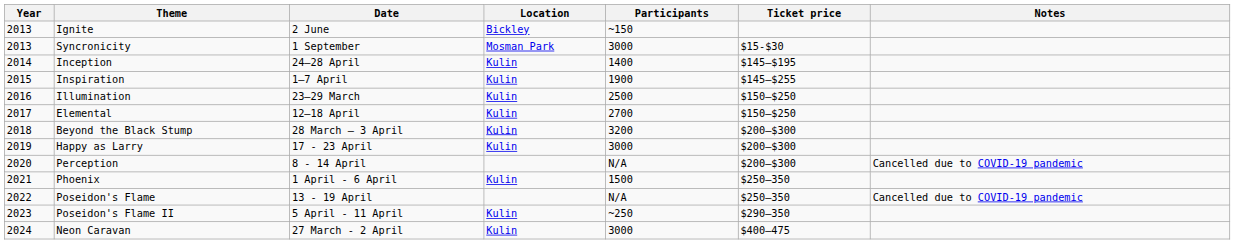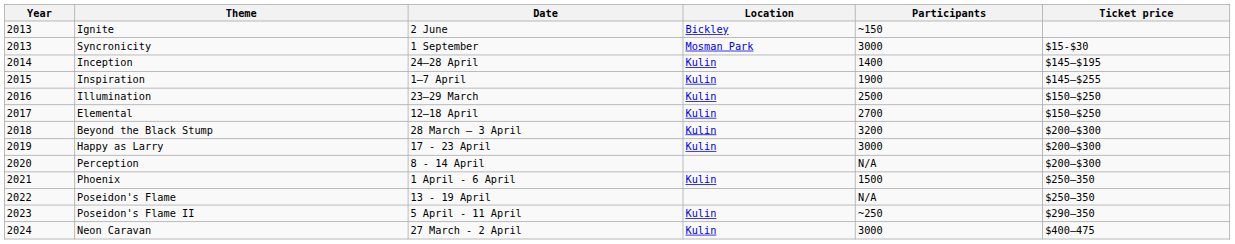- column: (1050, 13)
